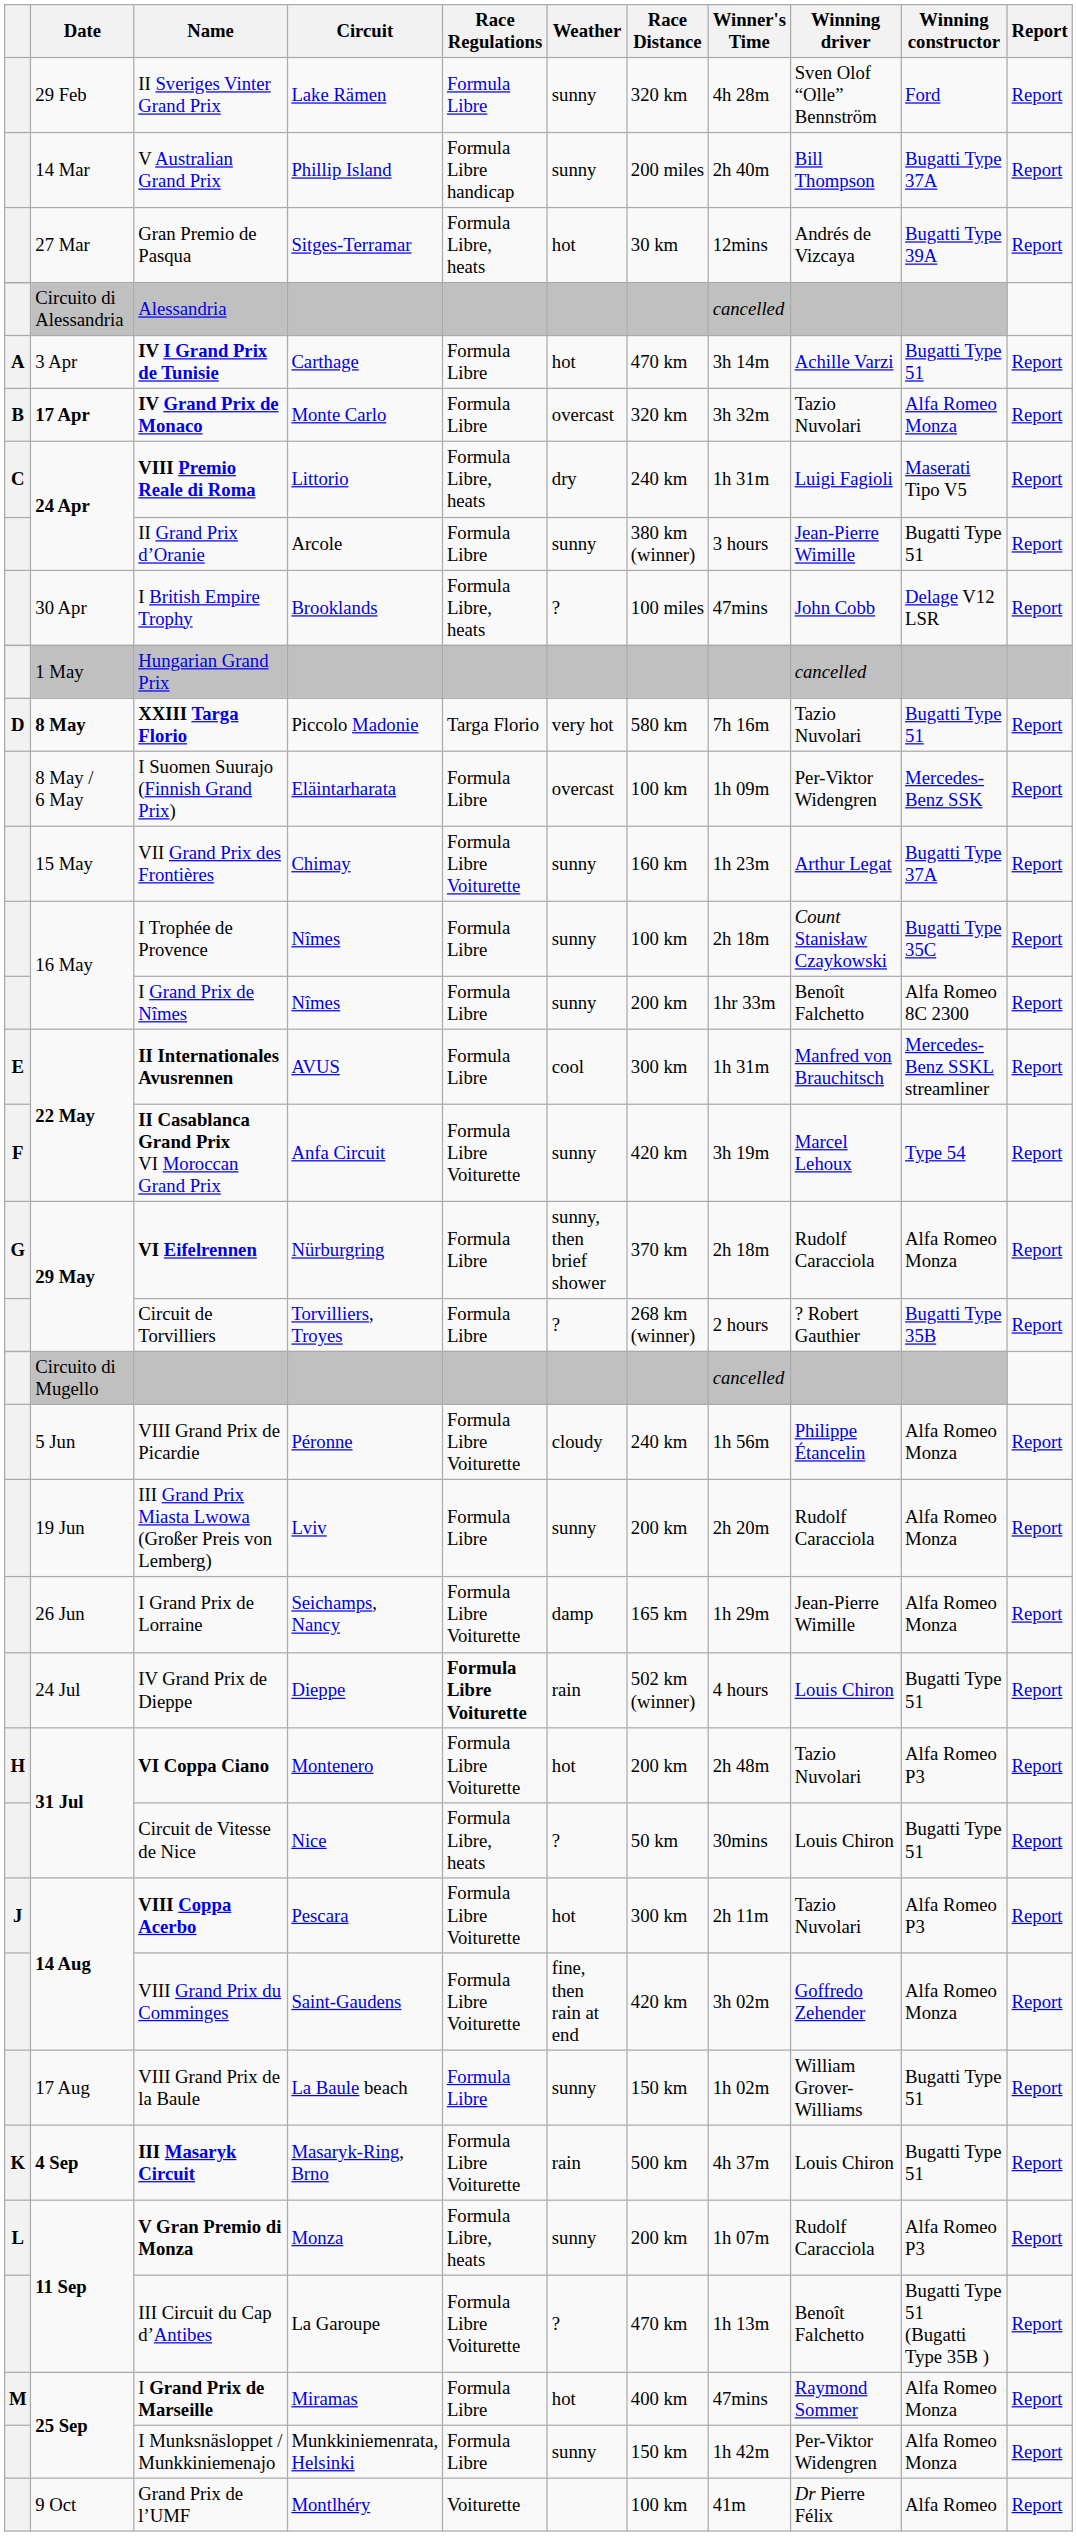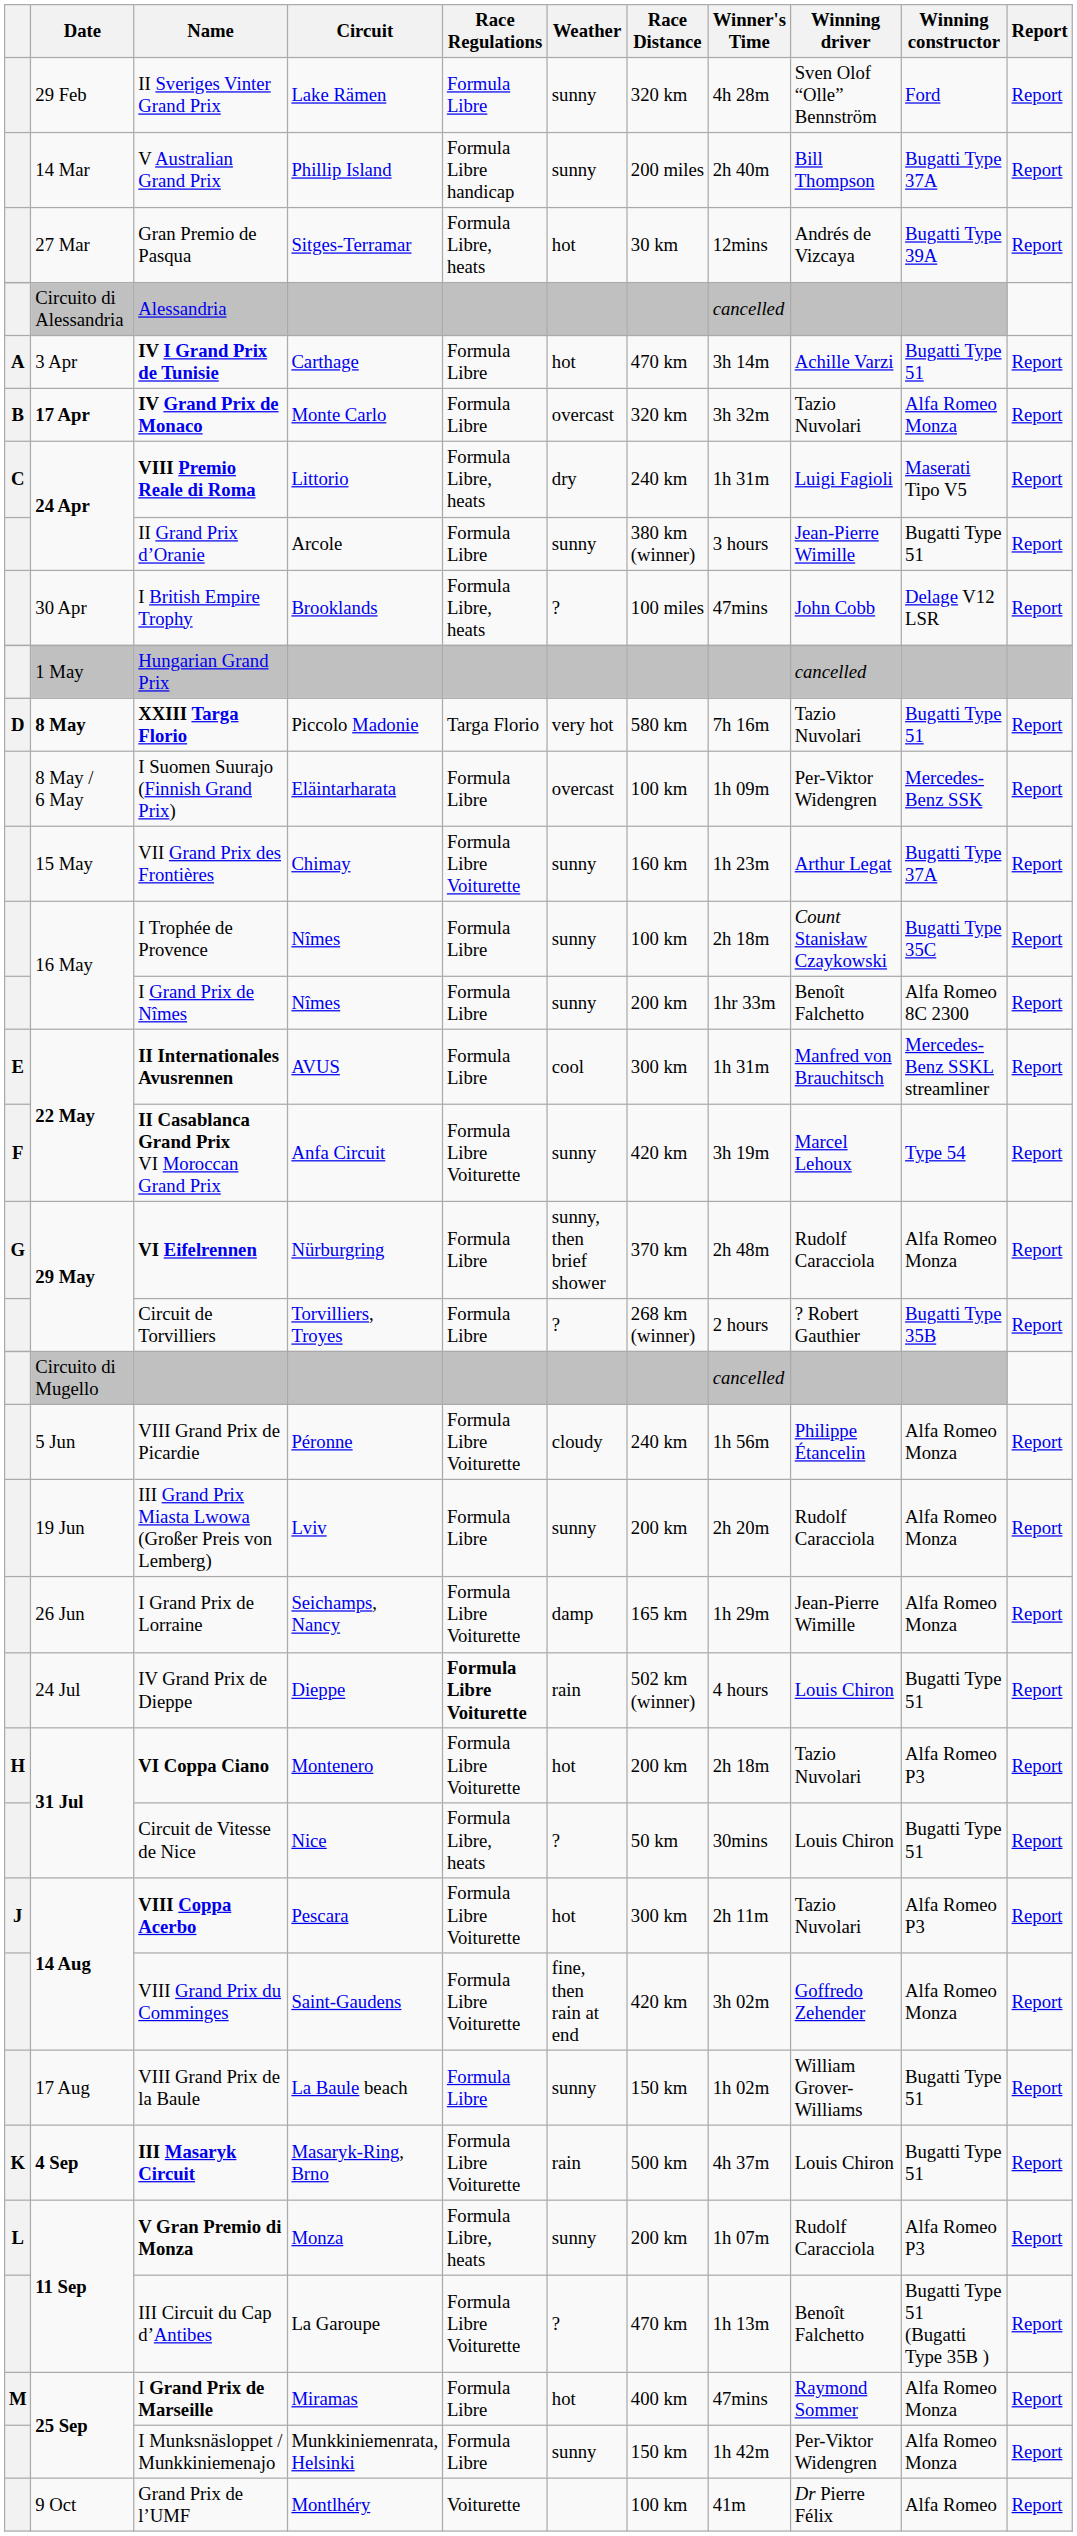(741, 1250) 2h 18m -> (741, 1250) 2h 48m
(741, 1764) 2h 48m -> (741, 1764) 2h 18m
